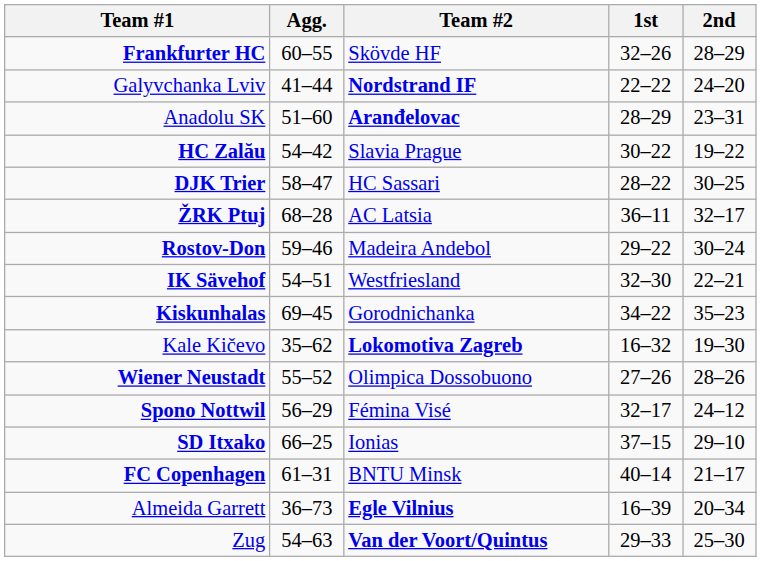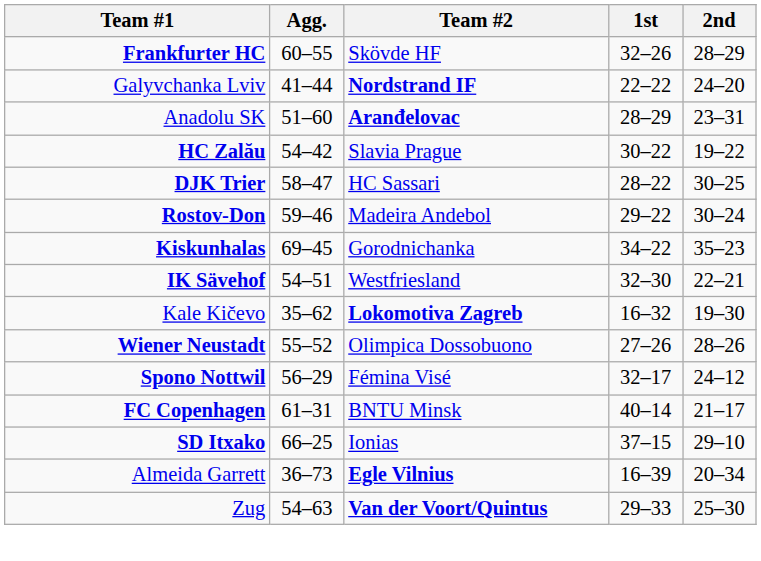- row: (222, 215)
rows swapped: (211, 313) <-> (216, 280)
rows swapped: (195, 475) <-> (221, 442)
